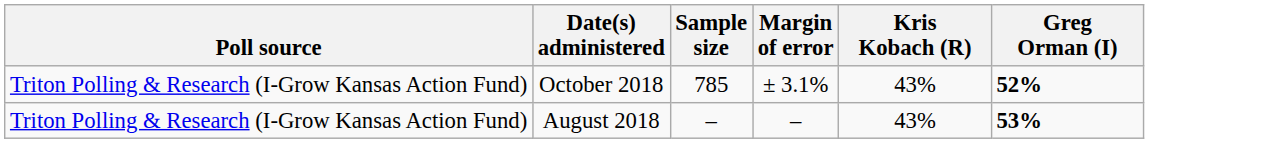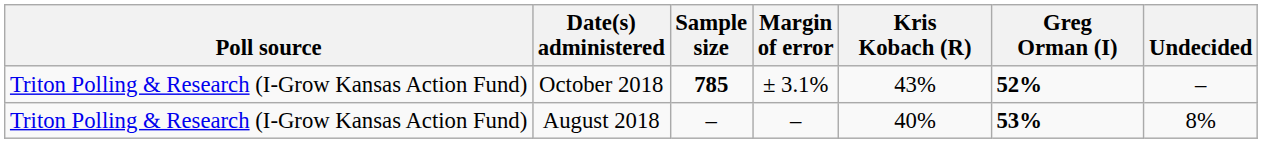+ column: (1201, 48)
(711, 84) normal -> (711, 84) bold
(915, 120) 43% -> (915, 120) 40%
